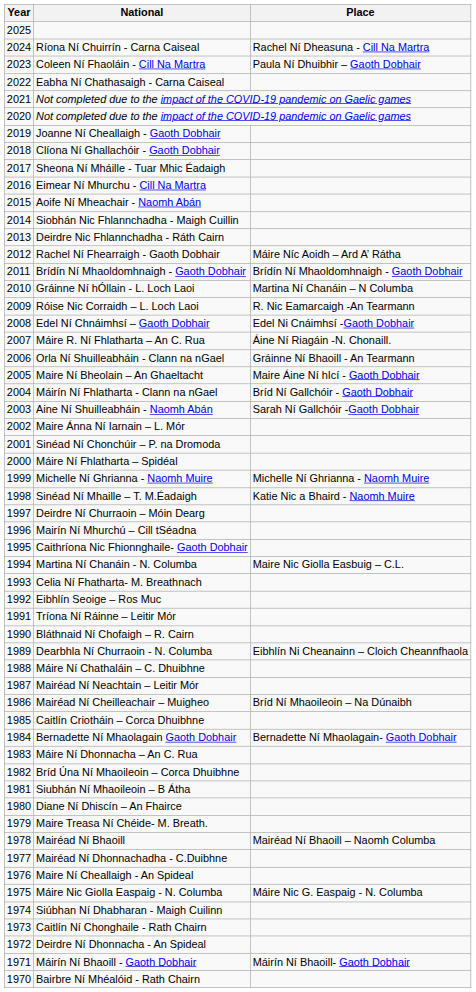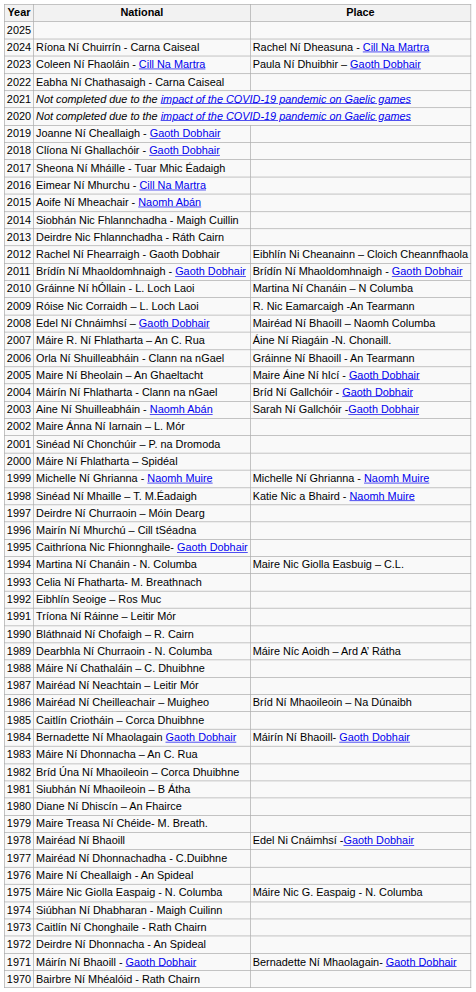(327, 254) Máire Níc Aoidh – Ard A’ Rátha -> (360, 254) Eibhlín Ni Cheanainn – Cloich Cheannfhaola
(333, 323) Edel Ni Cnáimhsí -Gaoth Dobhair -> (344, 323) Mairéad Ní Bhaoill – Naomh Columba
(360, 651) Eibhlín Ni Cheanainn – Cloich Cheannfhaola -> (327, 651) Máire Níc Aoidh – Ard A’ Rátha
(355, 737) Bernadette Ní Mhaolagain- Gaoth Dobhair -> (331, 737) Máirín Ní Bhaoill- Gaoth Dobhair
(344, 841) Mairéad Ní Bhaoill – Naomh Columba -> (333, 841) Edel Ni Cnáimhsí -Gaoth Dobhair
(331, 962) Máirín Ní Bhaoill- Gaoth Dobhair -> (355, 962) Bernadette Ní Mhaolagain- Gaoth Dobhair
